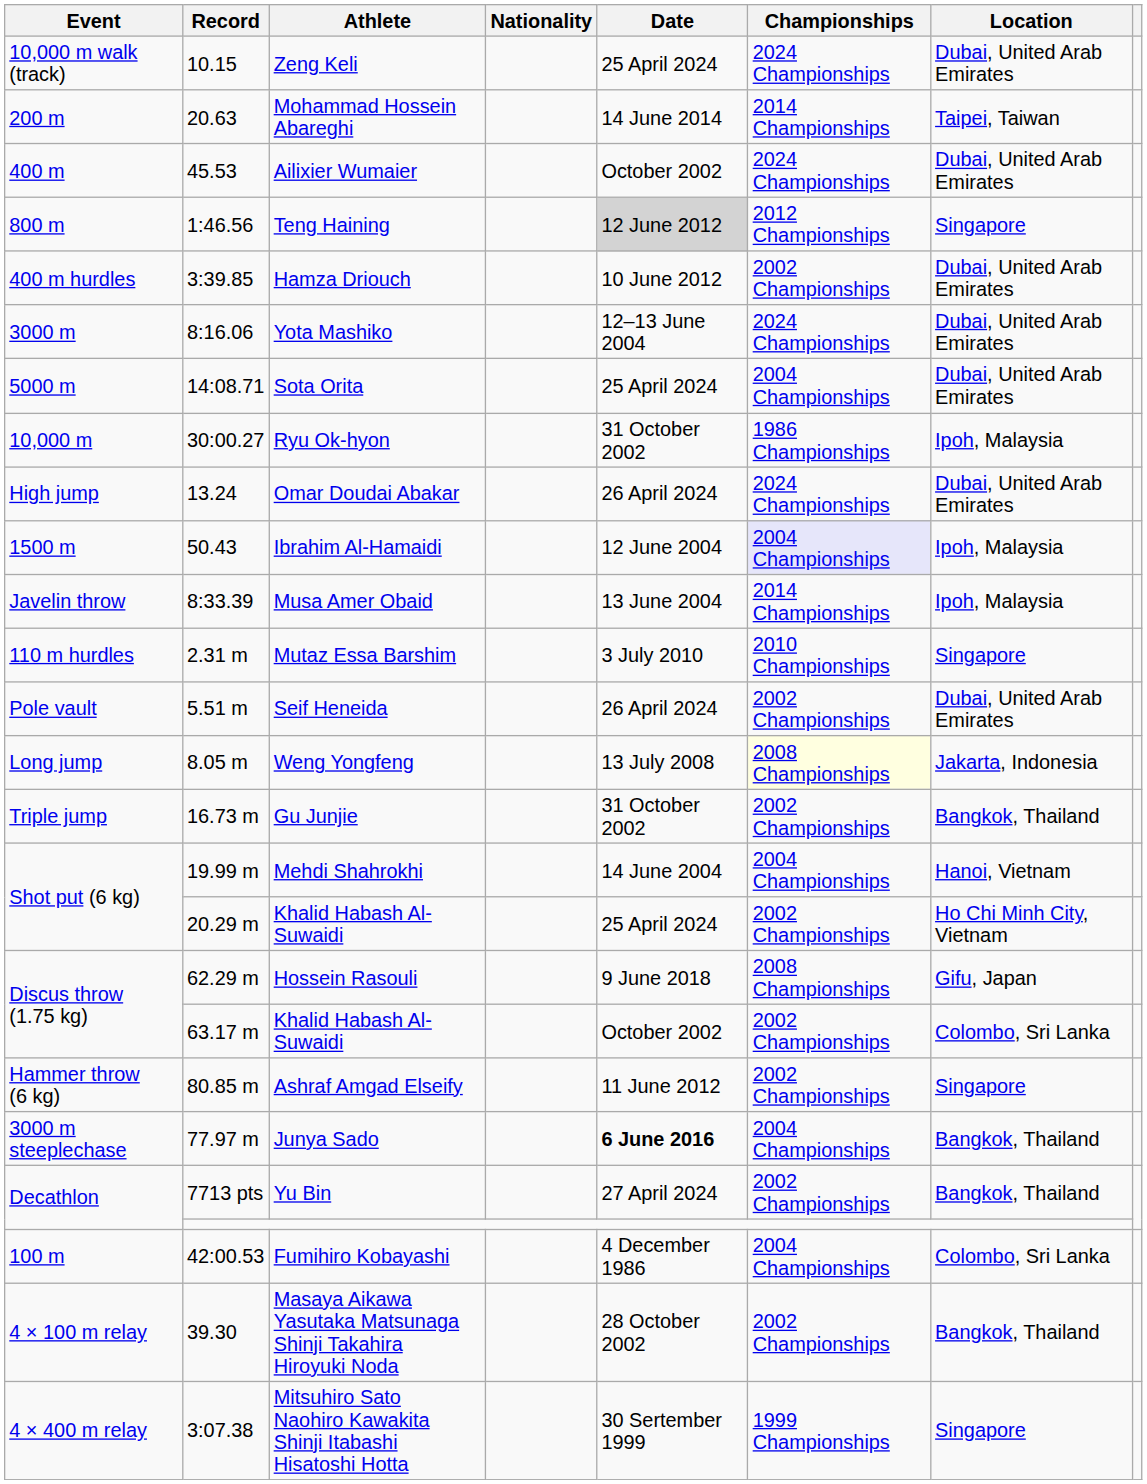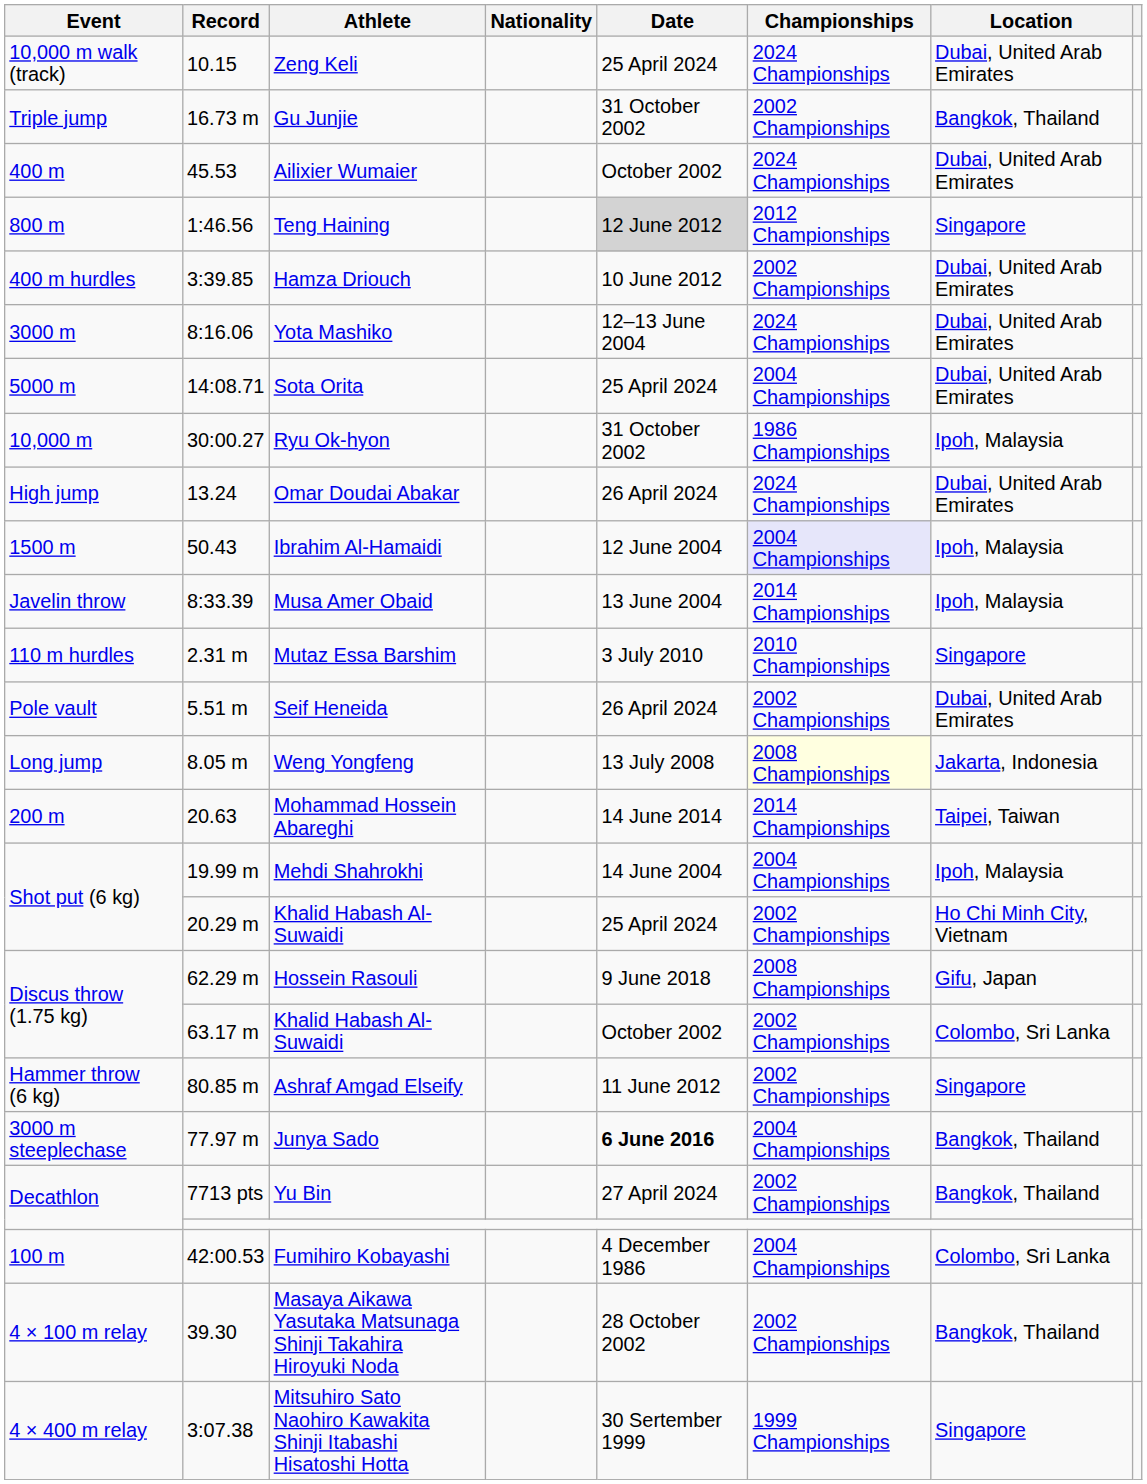rows swapped: (212, 117) <-> (223, 816)
(1003, 870) Hanoi, Vietnam -> (999, 870) Ipoh, Malaysia
